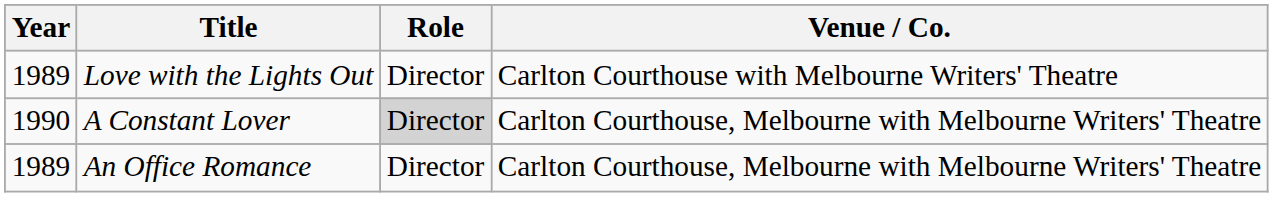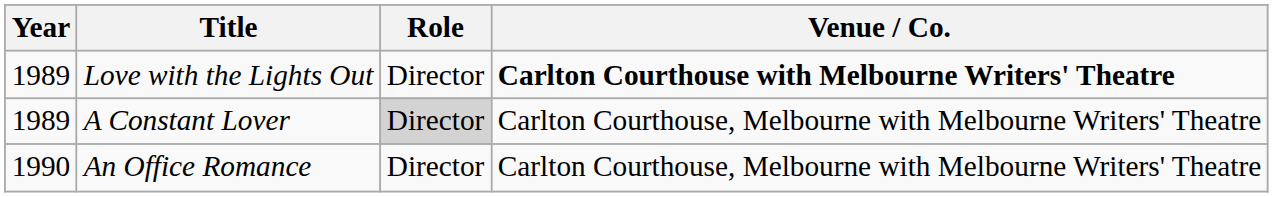(808, 74) normal -> (836, 74) bold
(41, 120) 1990 -> (41, 120) 1989
(41, 167) 1989 -> (41, 167) 1990
